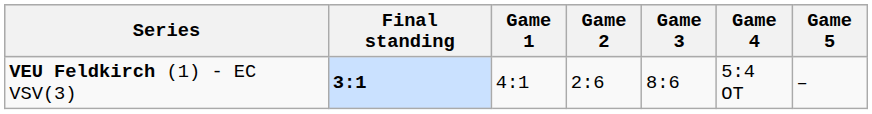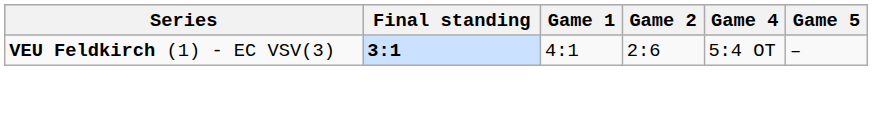- column: (679, 31)
